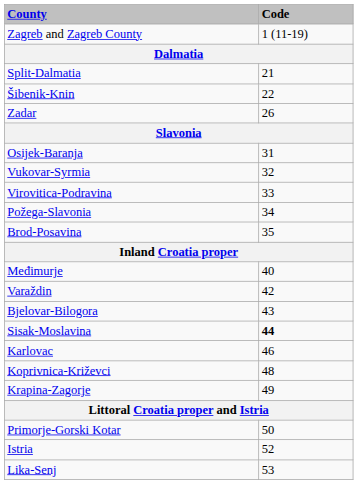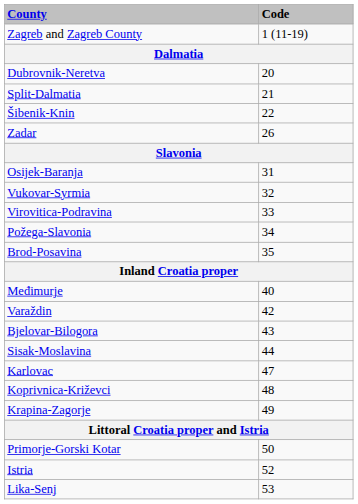+ row: (56, 73)
(268, 331) bold -> (268, 350) normal
(268, 350) 46 -> (268, 370) 47
